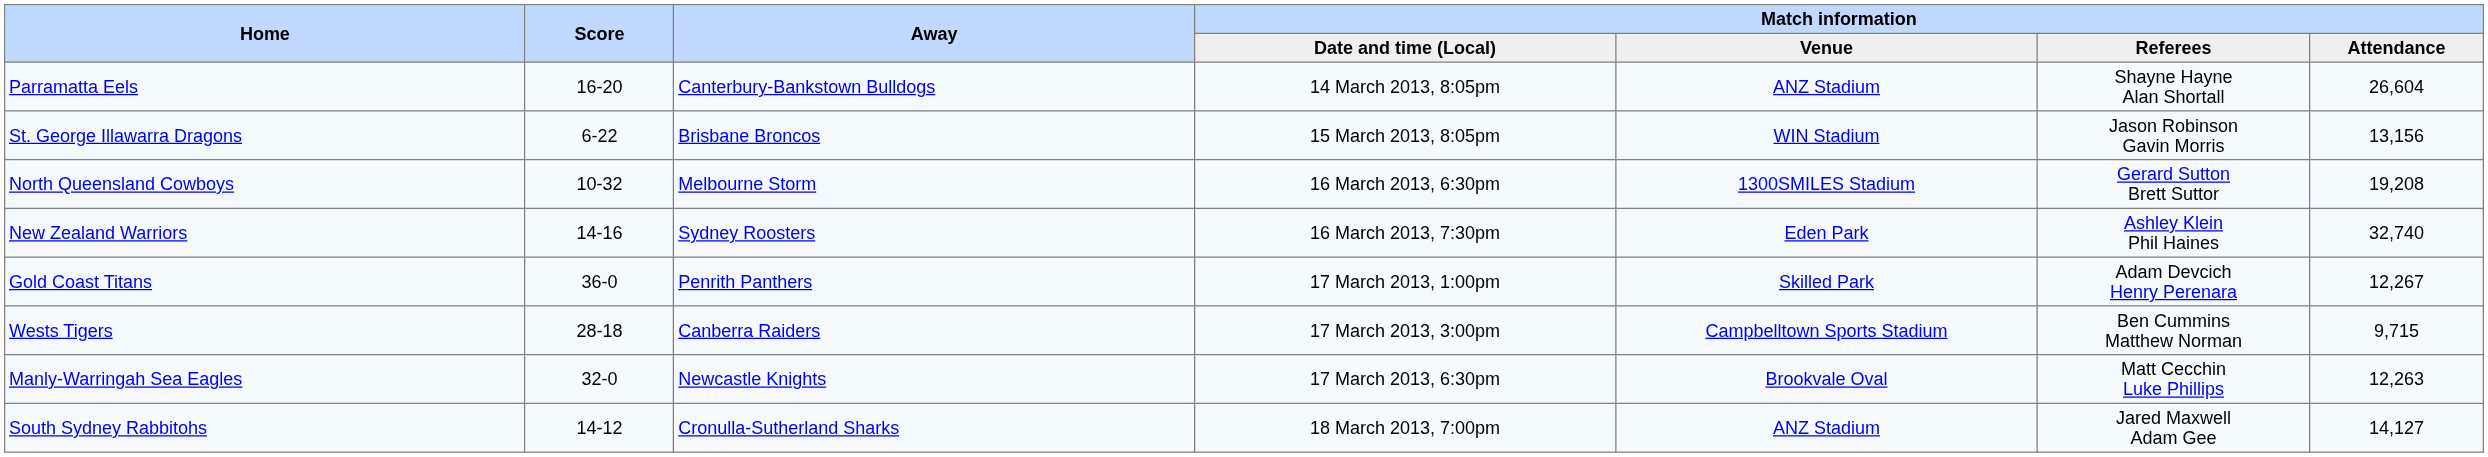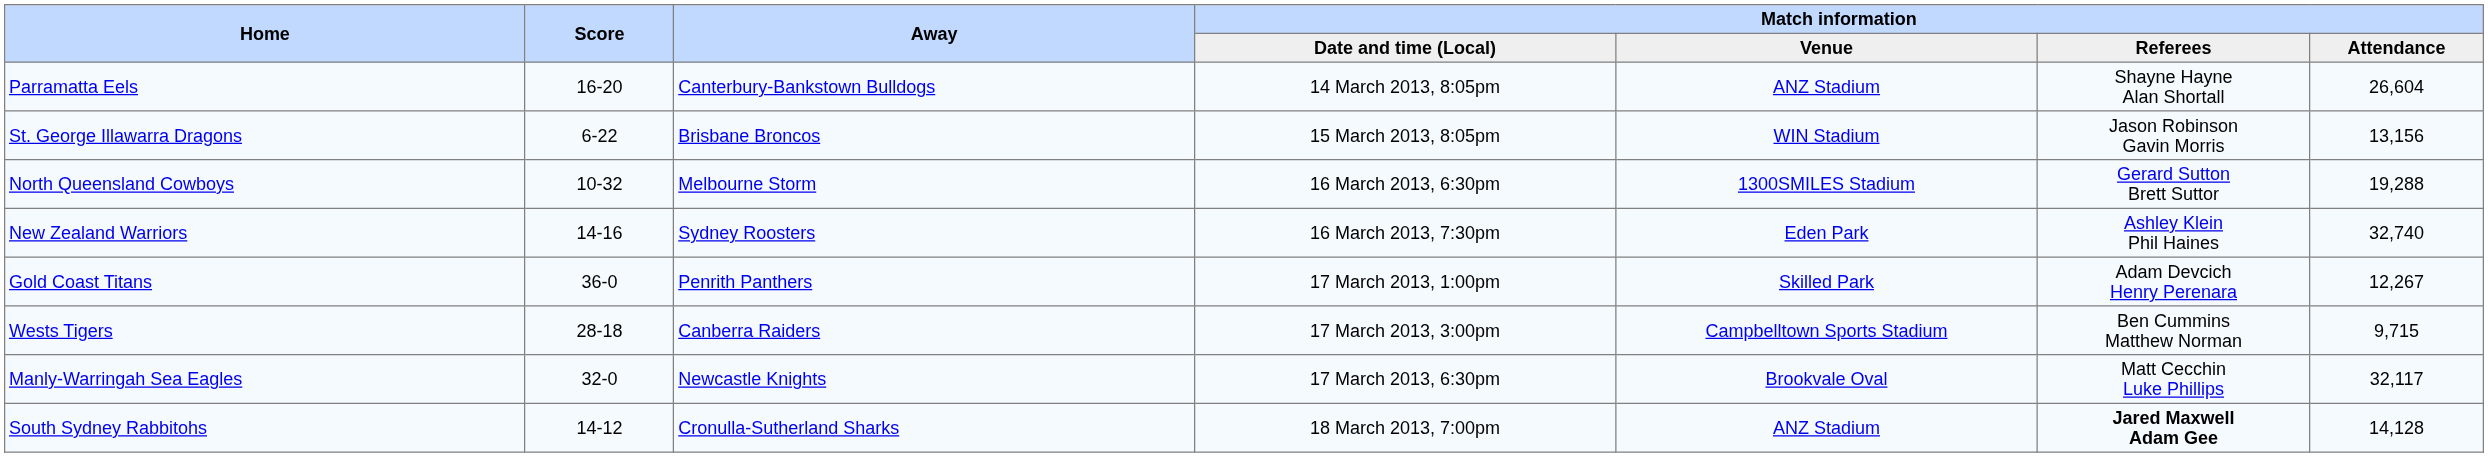(2397, 184) 19,208 -> (2397, 184) 19,288
(2397, 379) 12,263 -> (2397, 379) 32,117
(2173, 428) normal -> (2173, 428) bold
(2397, 428) 14,127 -> (2397, 428) 14,128
